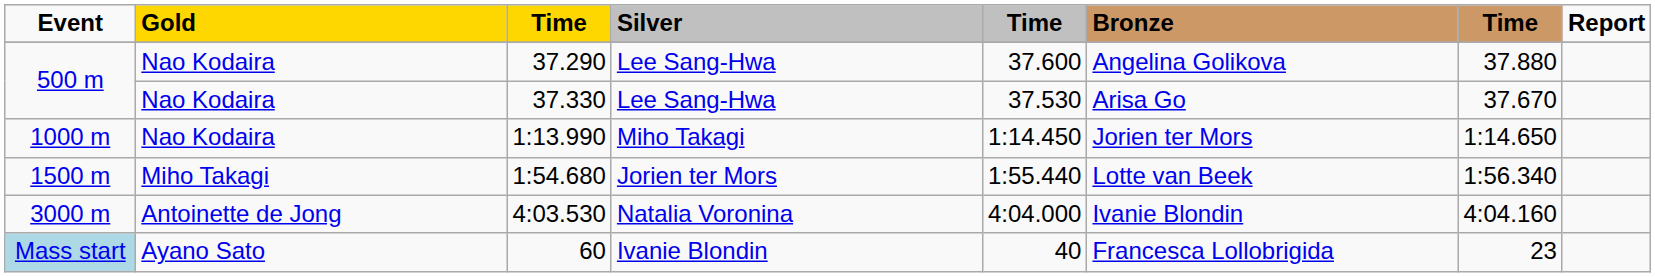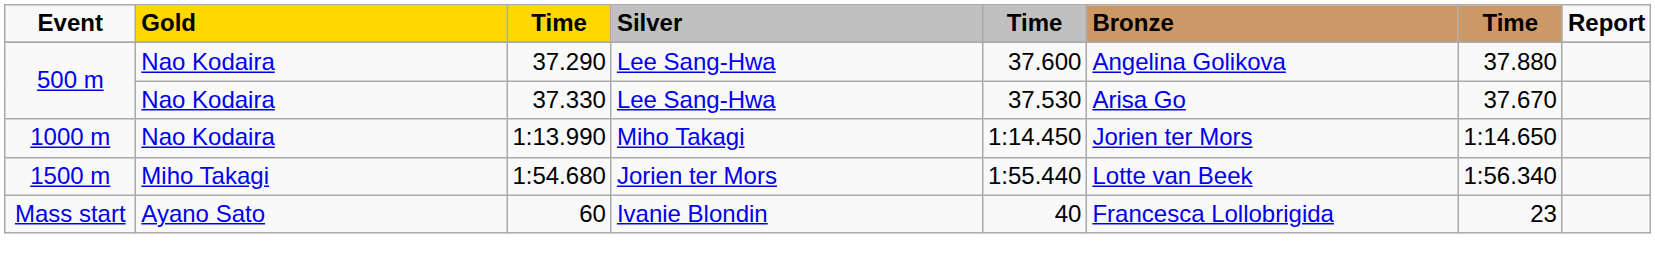- row: (559, 213)
(70, 251) lightblue background -> (70, 213) no background
